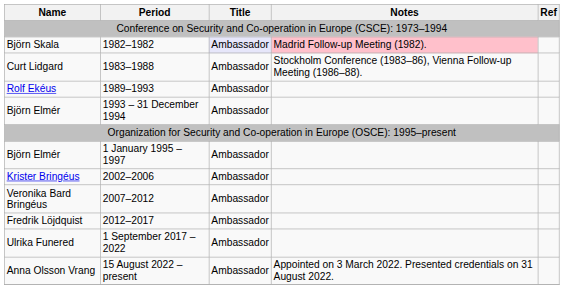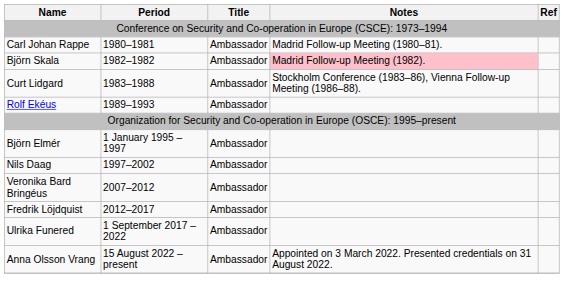+ row: (48, 45)
(240, 45) lavender background -> (239, 61) no background
- row: (33, 111)
+ row: (29, 165)
- row: (43, 177)
